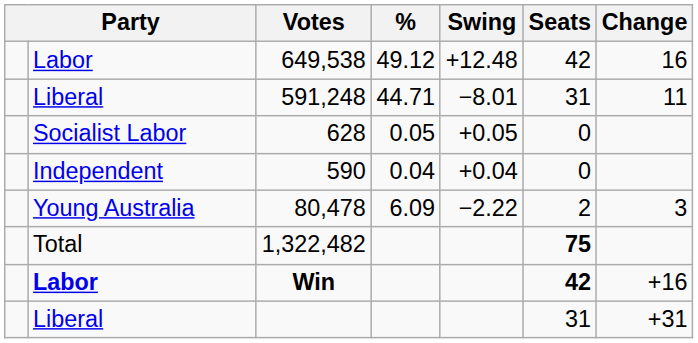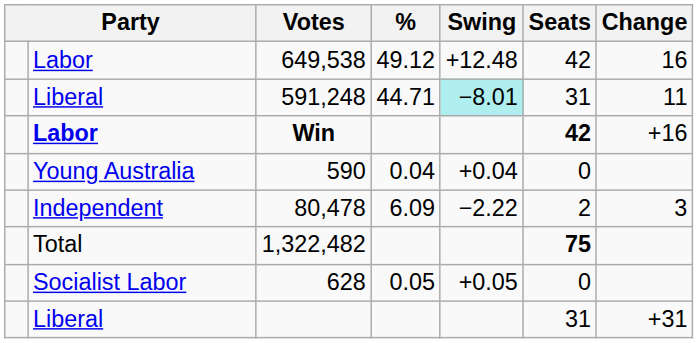(488, 97) no background -> (488, 97) paleturquoise background
rows swapped: (346, 134) <-> (314, 282)
(98, 171) Independent -> (114, 171) Young Australia
(114, 208) Young Australia -> (98, 208) Independent
